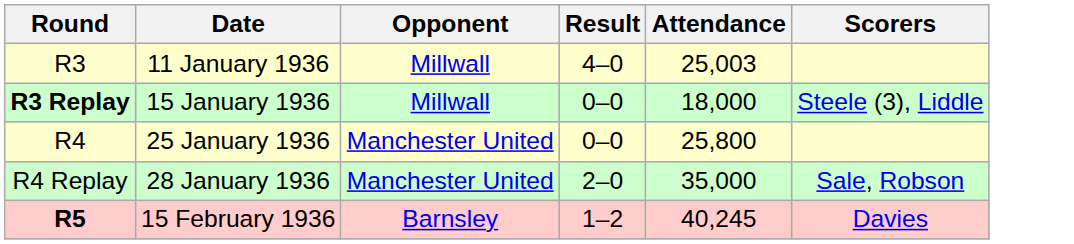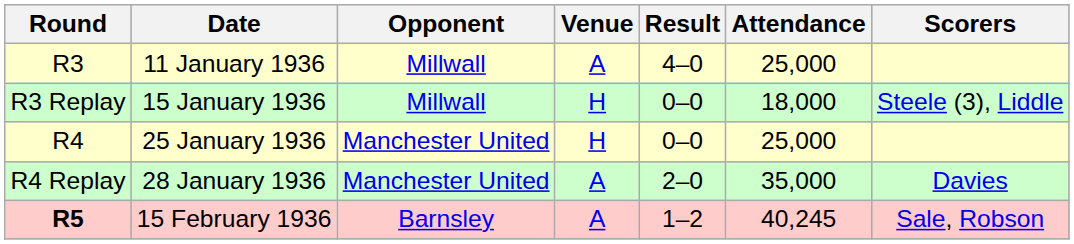+ column: (597, 24)
(719, 63) 25,003 -> (799, 63) 25,000
(70, 102) bold -> (68, 102) normal
(719, 141) 25,800 -> (799, 141) 25,000
(890, 180) Sale, Robson -> (970, 180) Davies
(890, 219) Davies -> (970, 219) Sale, Robson
